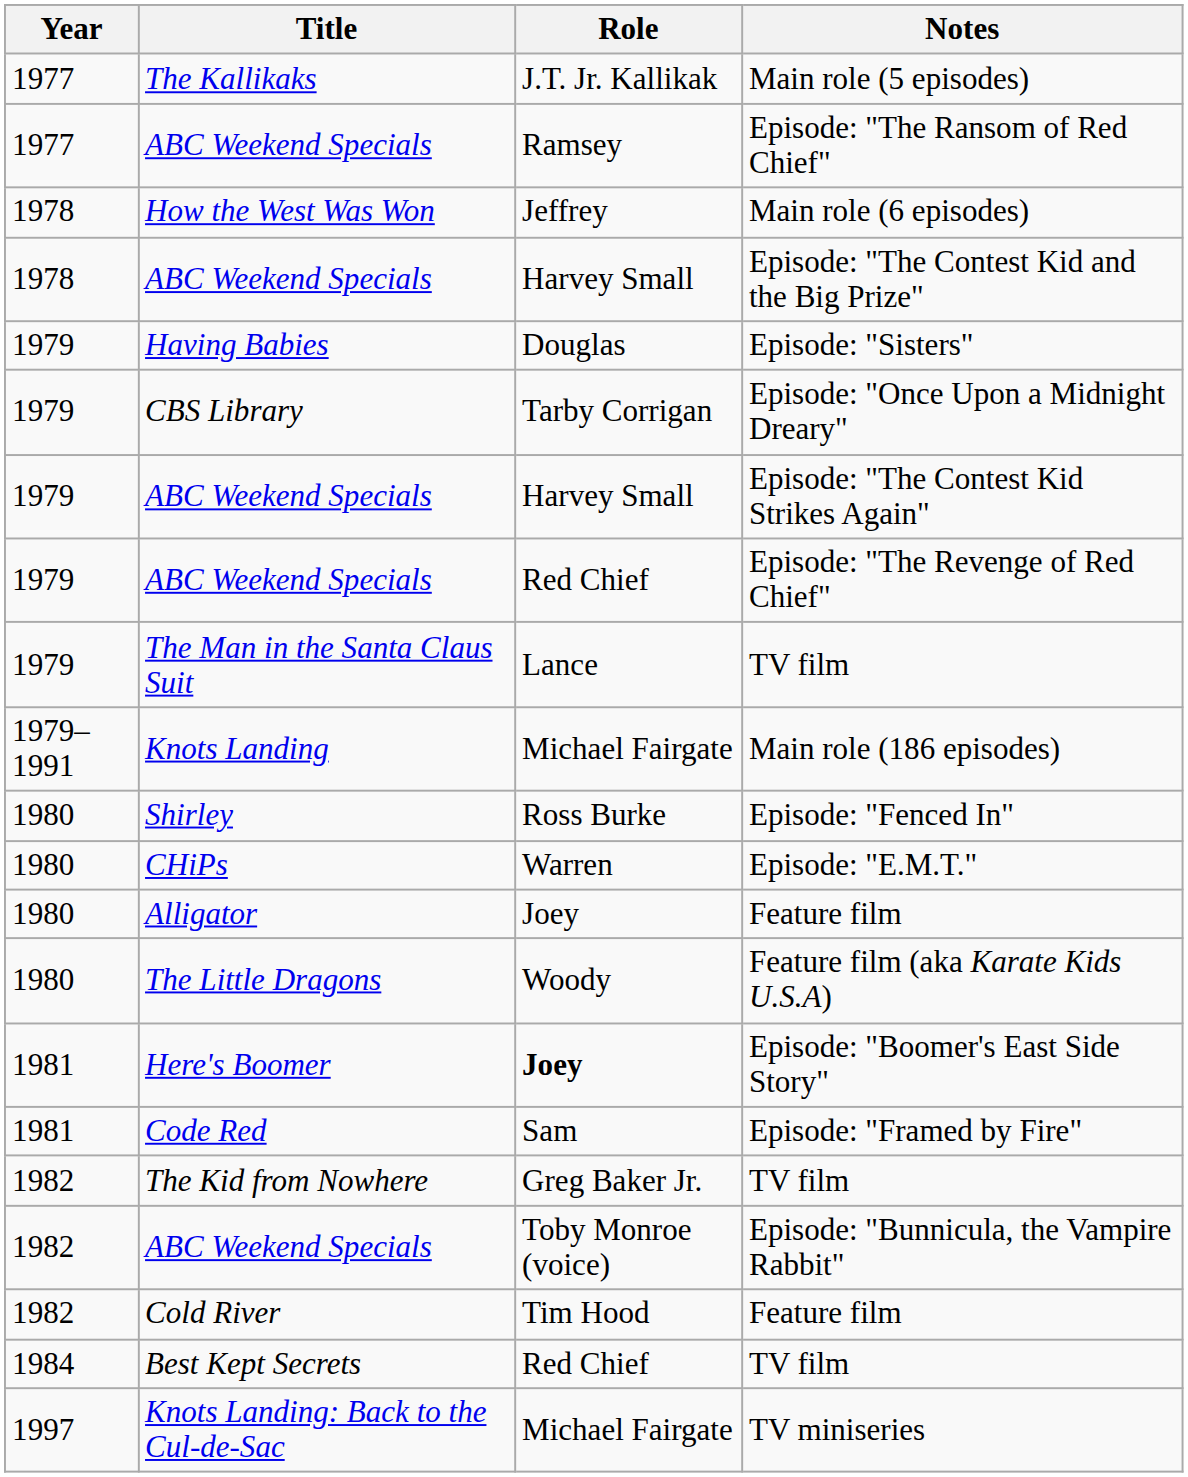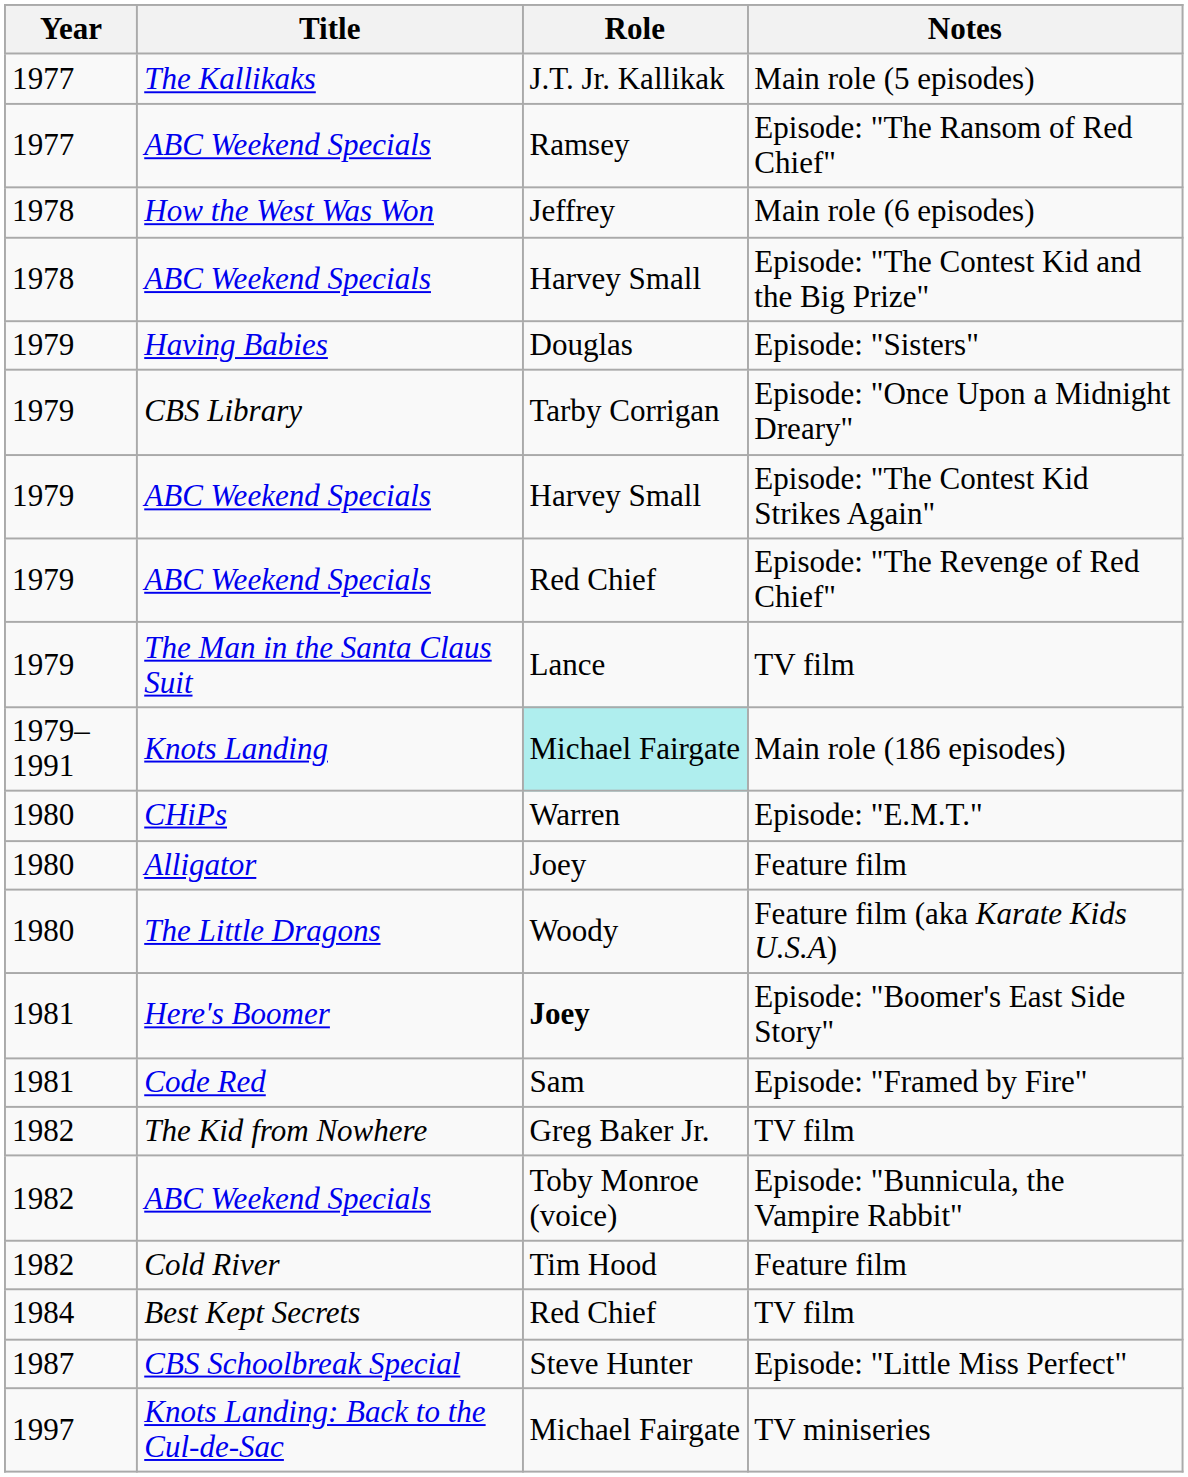(627, 748) no background -> (635, 748) paleturquoise background
- row: (189, 815)
+ row: (302, 1362)
